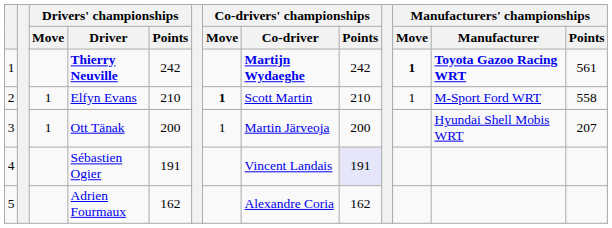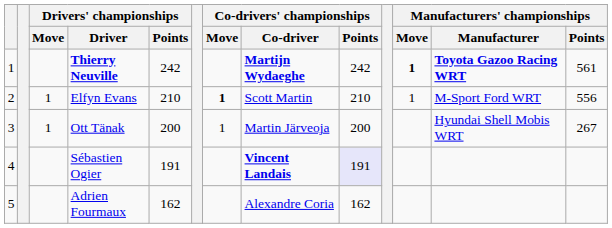(587, 97) 558 -> (587, 97) 556
(587, 127) 207 -> (587, 127) 267
(288, 165) normal -> (268, 165) bold
